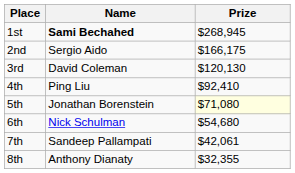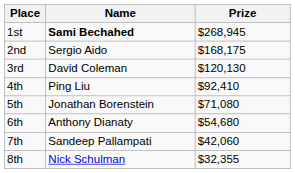(222, 50) $166,175 -> (222, 50) $168,175
(218, 104) lightyellow background -> (218, 104) no background
(87, 123) Nick Schulman -> (91, 123) Anthony Dianaty
(218, 141) $42,061 -> (218, 141) $42,060
(91, 159) Anthony Dianaty -> (87, 159) Nick Schulman
